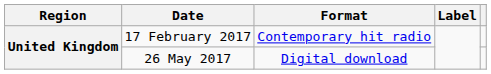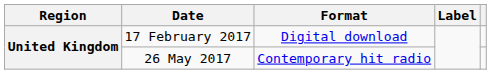(344, 37) Contemporary hit radio -> (344, 37) Digital download
(344, 58) Digital download -> (344, 58) Contemporary hit radio
